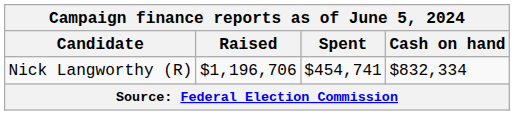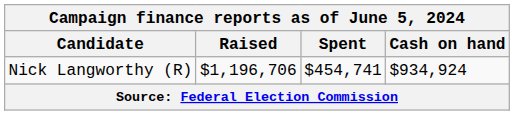(428, 70) $832,334 -> (428, 70) $934,924
